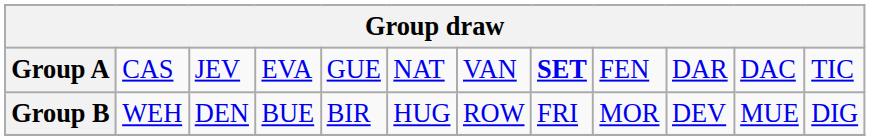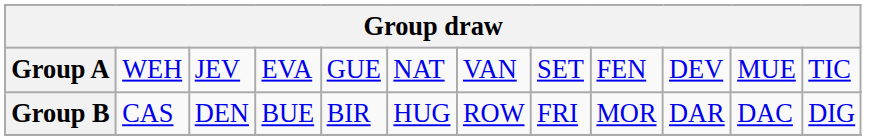(148, 69) CAS -> (152, 69) WEH
(562, 69) bold -> (560, 69) normal
(700, 69) DAR -> (696, 69) DEV
(768, 69) DAC -> (766, 69) MUE
(152, 112) WEH -> (148, 112) CAS
(699, 112) DEV -> (697, 112) DAR
(769, 112) MUE -> (765, 112) DAC
